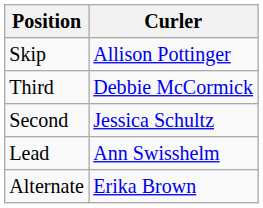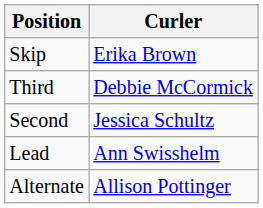(162, 54) Allison Pottinger -> (145, 54) Erika Brown
(145, 186) Erika Brown -> (162, 186) Allison Pottinger
